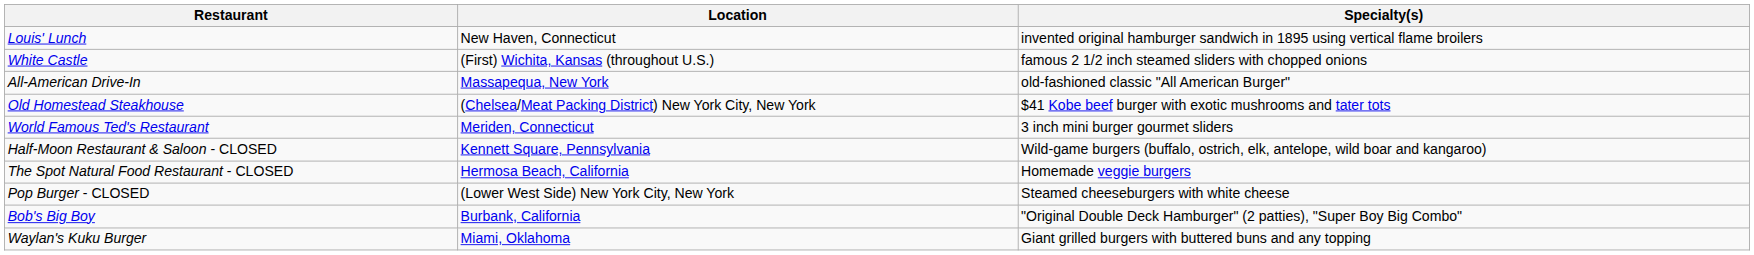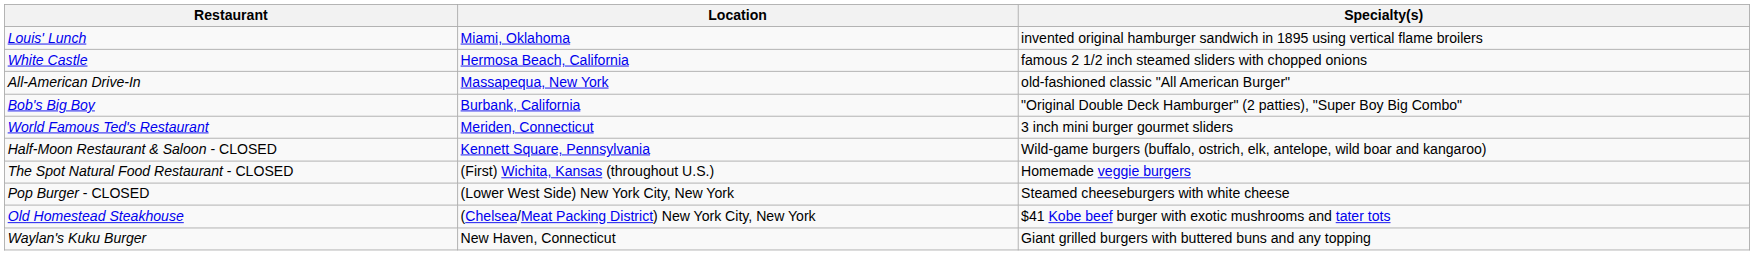(538, 37) New Haven, Connecticut -> (515, 37) Miami, Oklahoma
(587, 60) (First) Wichita, Kansas (throughout U.S.) -> (545, 60) Hermosa Beach, California
rows swapped: (51, 216) <-> (96, 104)
(545, 171) Hermosa Beach, California -> (587, 171) (First) Wichita, Kansas (throughout U.S.)
(515, 238) Miami, Oklahoma -> (538, 238) New Haven, Connecticut
